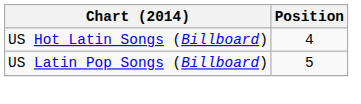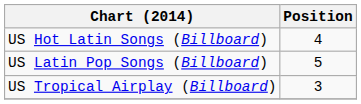+ row: (142, 87)
